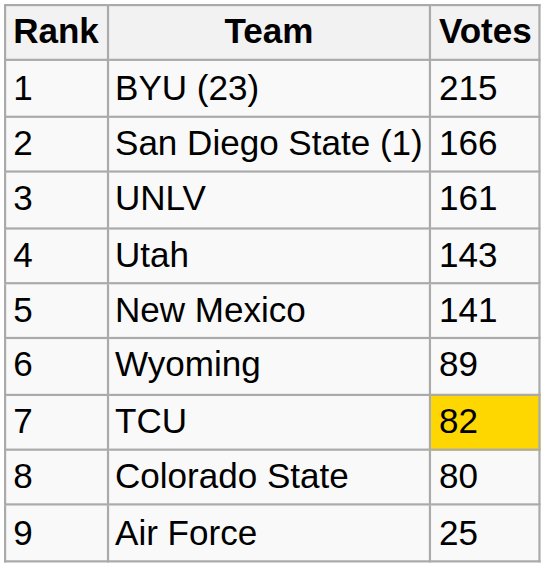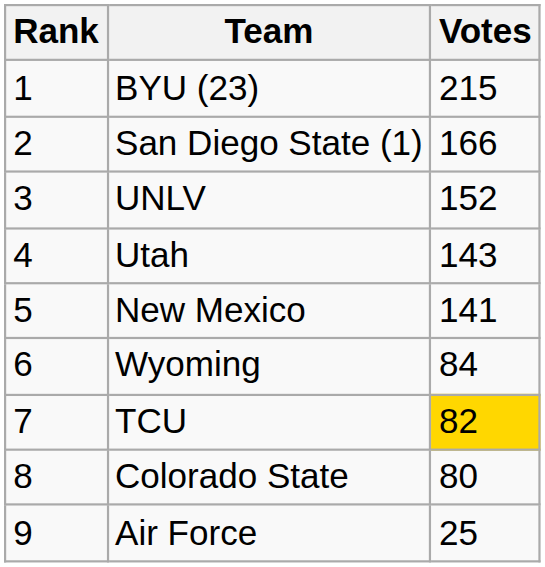(468, 198) 161 -> (468, 198) 152
(458, 365) 89 -> (458, 365) 84
